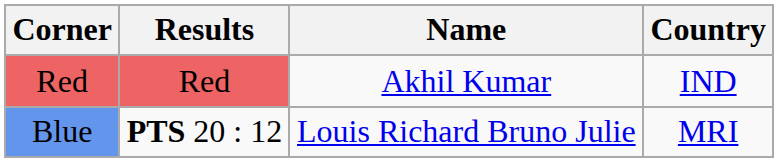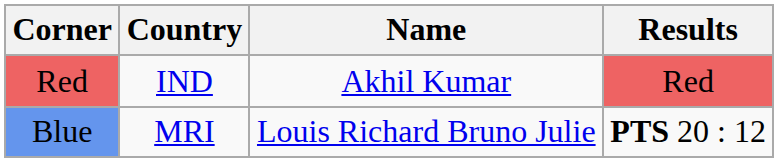columns swapped: (708, 29) <-> (204, 29)
